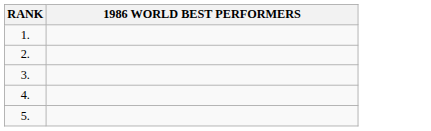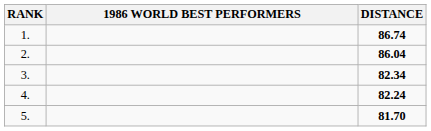+ column: (392, 14)
